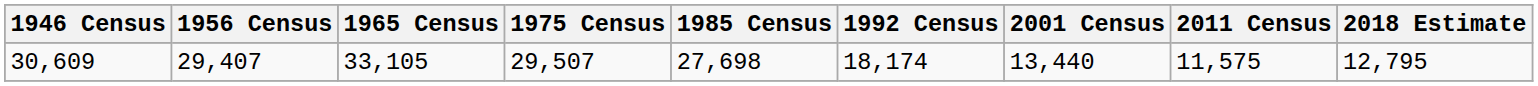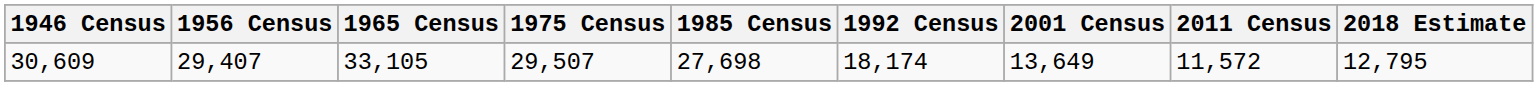(1052, 62) 13,440 -> (1052, 62) 13,649
(1219, 62) 11,575 -> (1219, 62) 11,572
